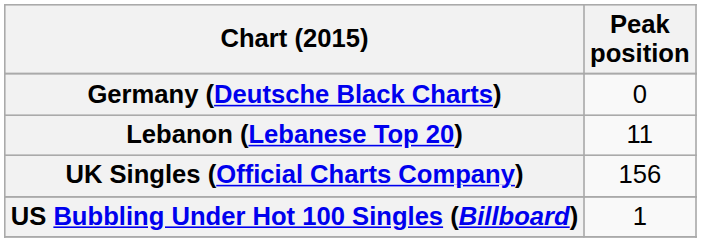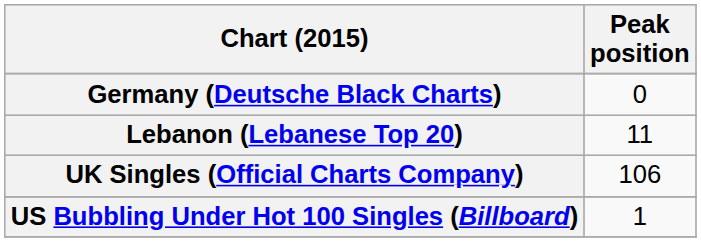(640, 175) 156 -> (640, 175) 106
